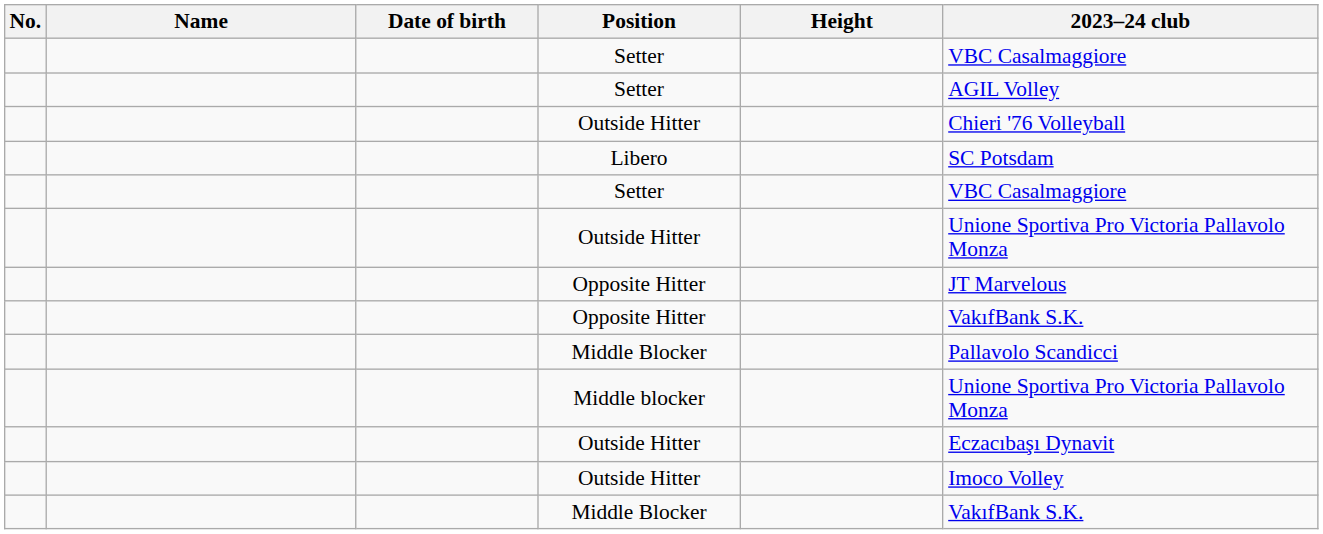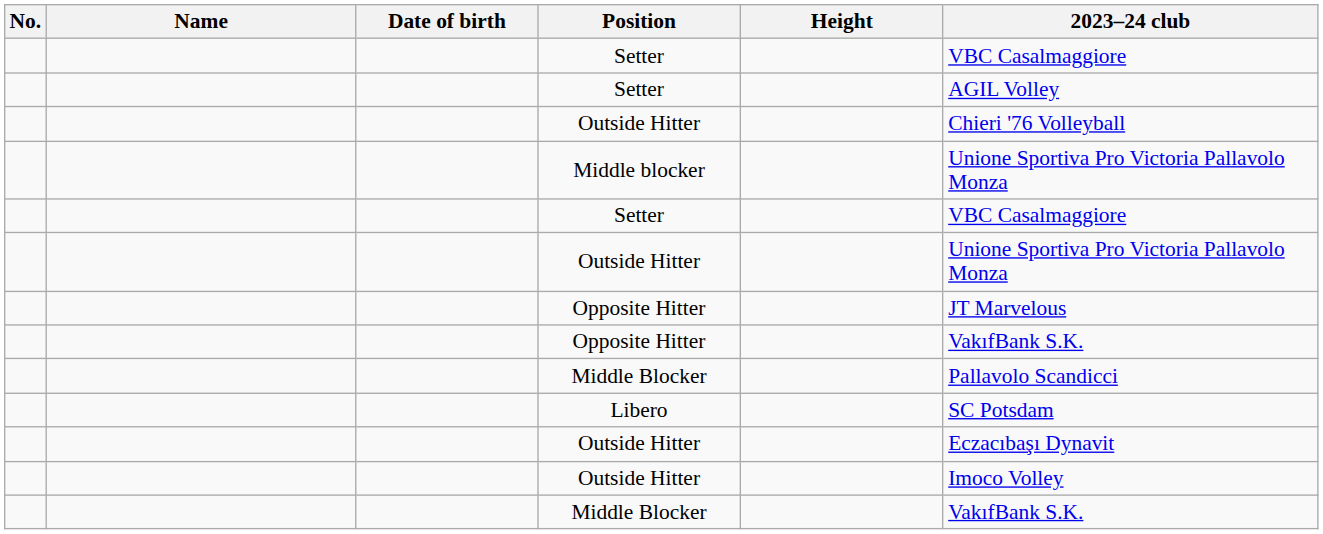rows swapped: (25, 158) <-> (25, 398)
